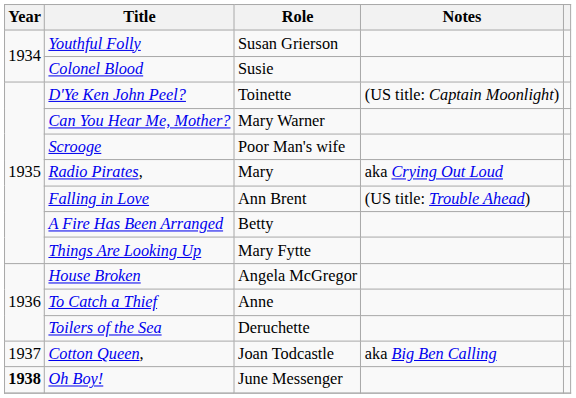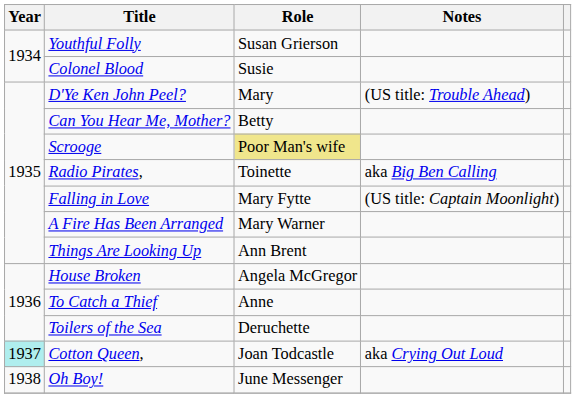(265, 95) Toinette -> (256, 95) Mary
(462, 95) (US title: Captain Moonlight) -> (447, 95) (US title: Trouble Ahead)
(281, 120) Mary Warner -> (256, 120) Betty
(292, 146) no background -> (292, 146) khaki background
(256, 172) Mary -> (265, 172) Toinette
(434, 172) aka Crying Out Loud -> (431, 172) aka Big Ben Calling
(272, 198) Ann Brent -> (275, 198) Mary Fytte
(447, 198) (US title: Trouble Ahead) -> (462, 198) (US title: Captain Moonlight)
(256, 224) Betty -> (281, 224) Mary Warner
(275, 250) Mary Fytte -> (272, 250) Ann Brent
(25, 353) no background -> (25, 353) paleturquoise background
(431, 353) aka Big Ben Calling -> (434, 353) aka Crying Out Loud
(25, 379) bold -> (25, 379) normal
